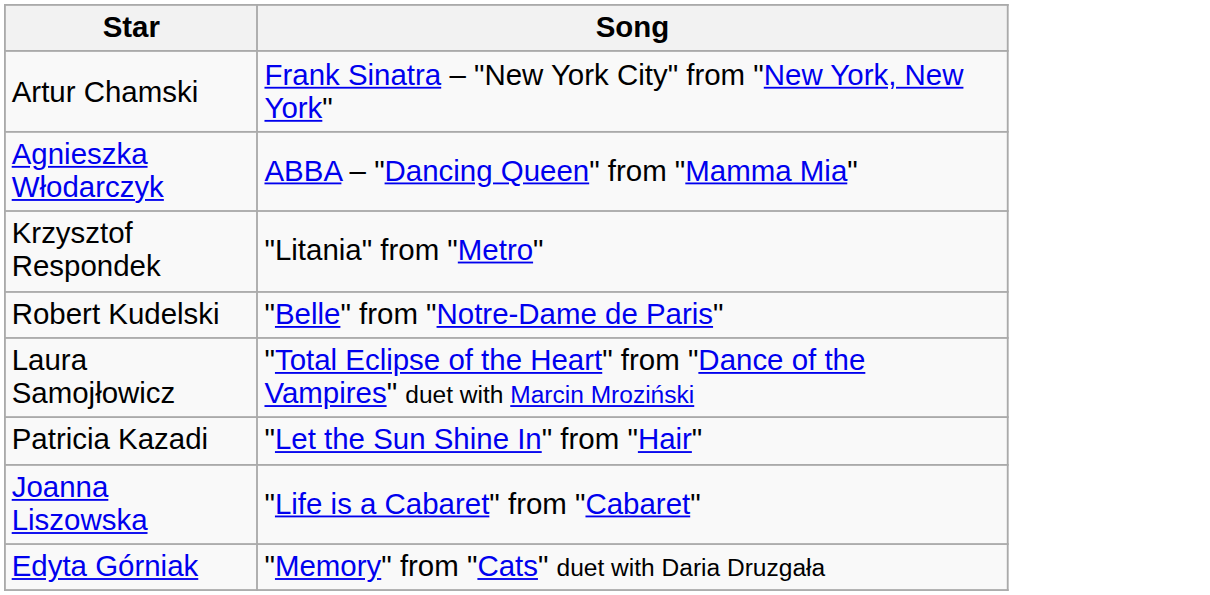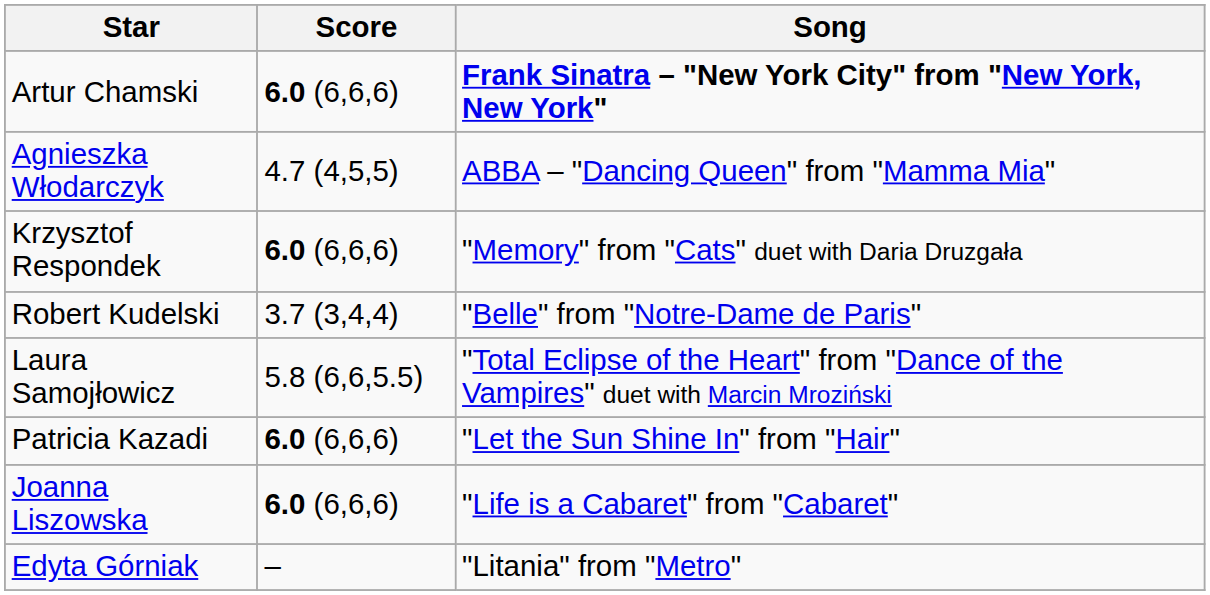+ column: (356, 27)
(614, 91) normal -> (802, 91) bold
(404, 250) "Litania" from "Metro" -> (742, 250) "Memory" from "Cats" duet with Daria Druzgała
(545, 566) "Memory" from "Cats" duet with Daria Druzgała -> (602, 566) "Litania" from "Metro"
